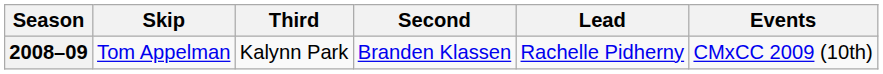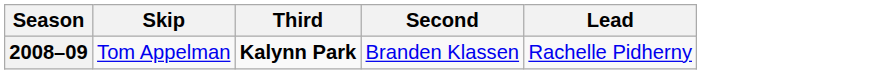- column: (783, 20)
(294, 52) normal -> (298, 52) bold
